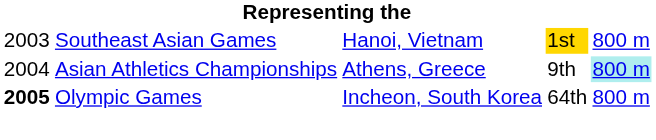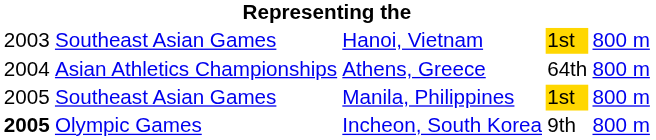(562, 69) 9th -> (567, 69) 64th
(621, 69) paleturquoise background -> (621, 69) no background
+ row: (428, 97)
(567, 97) 64th -> (562, 125) 9th
